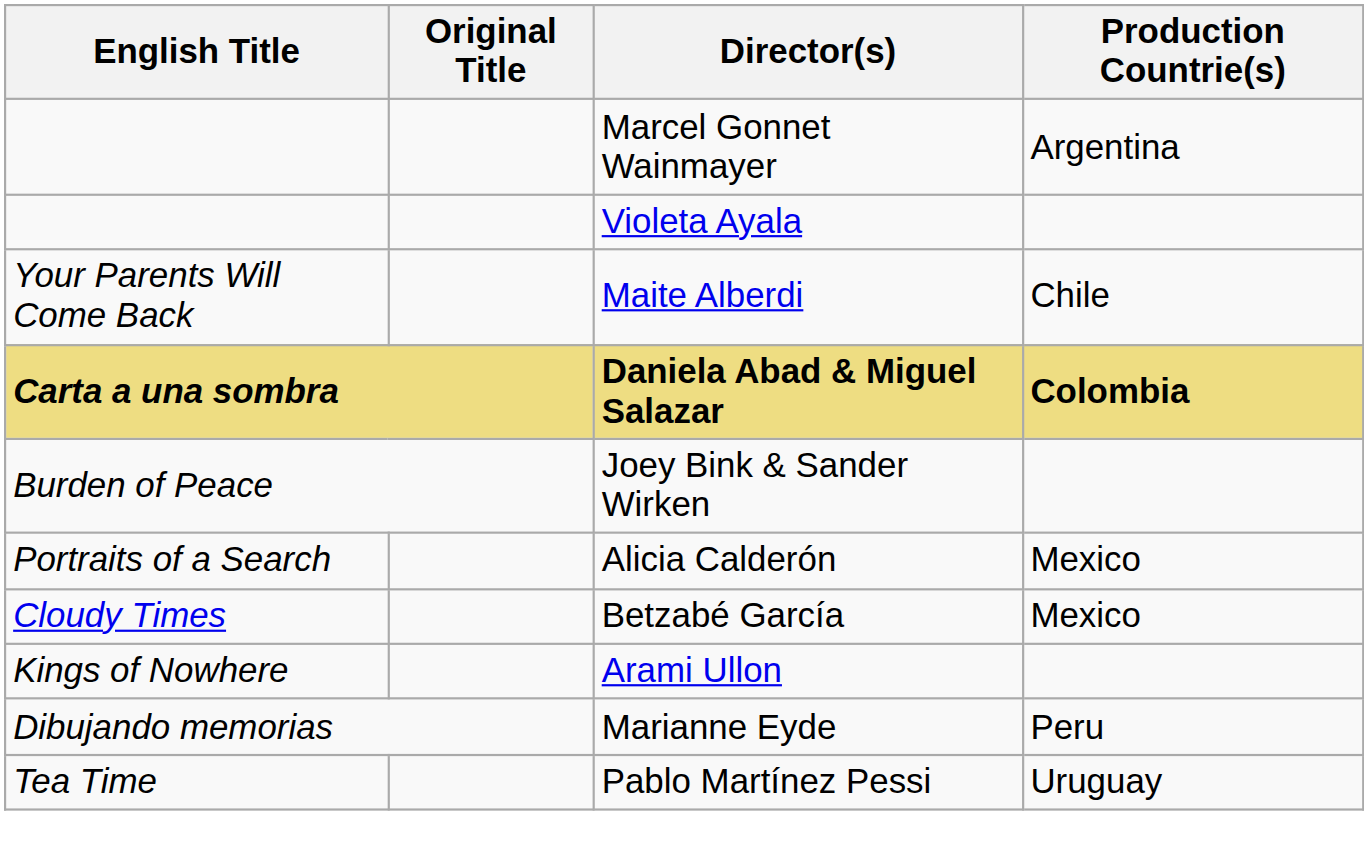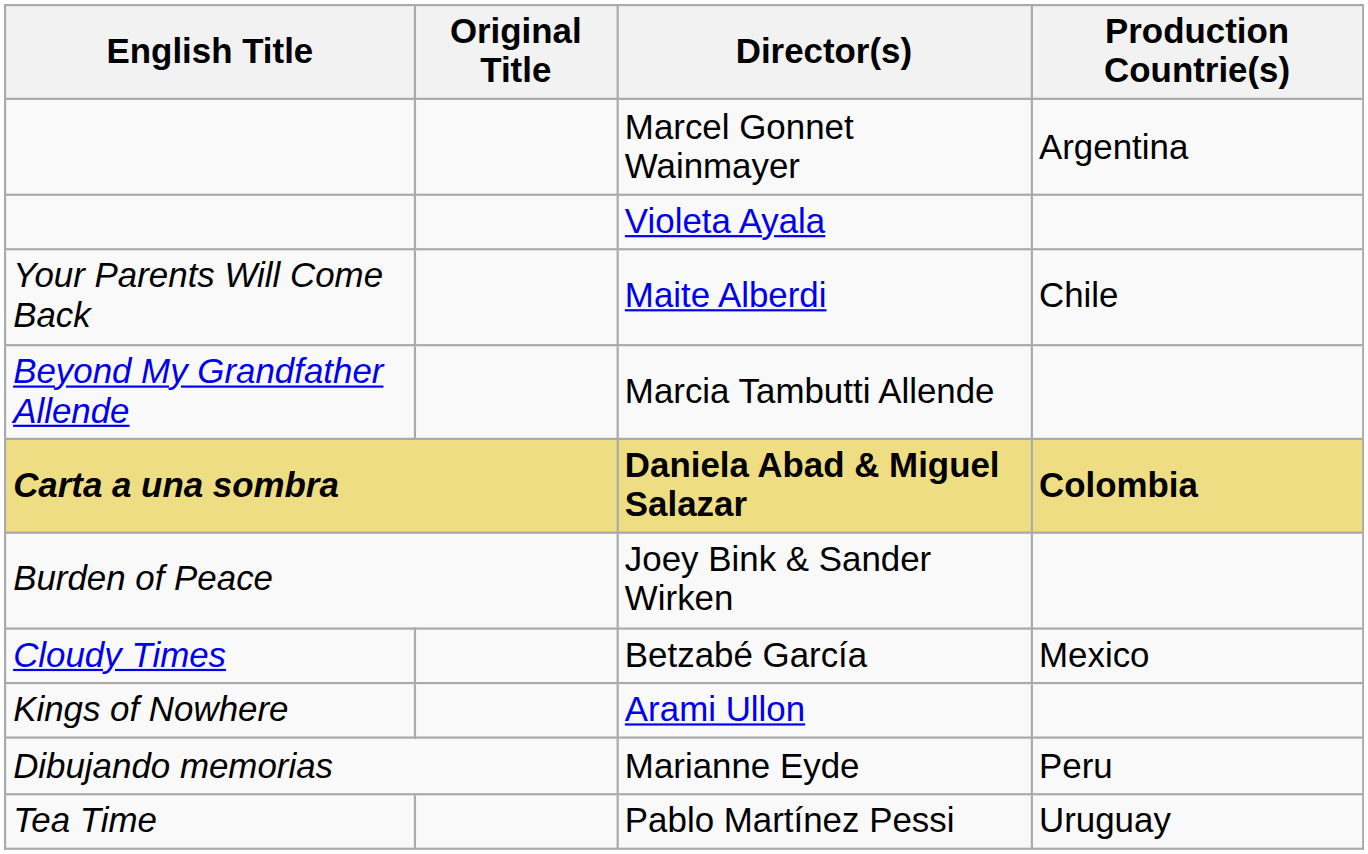+ row: (810, 390)
- row: (719, 560)
